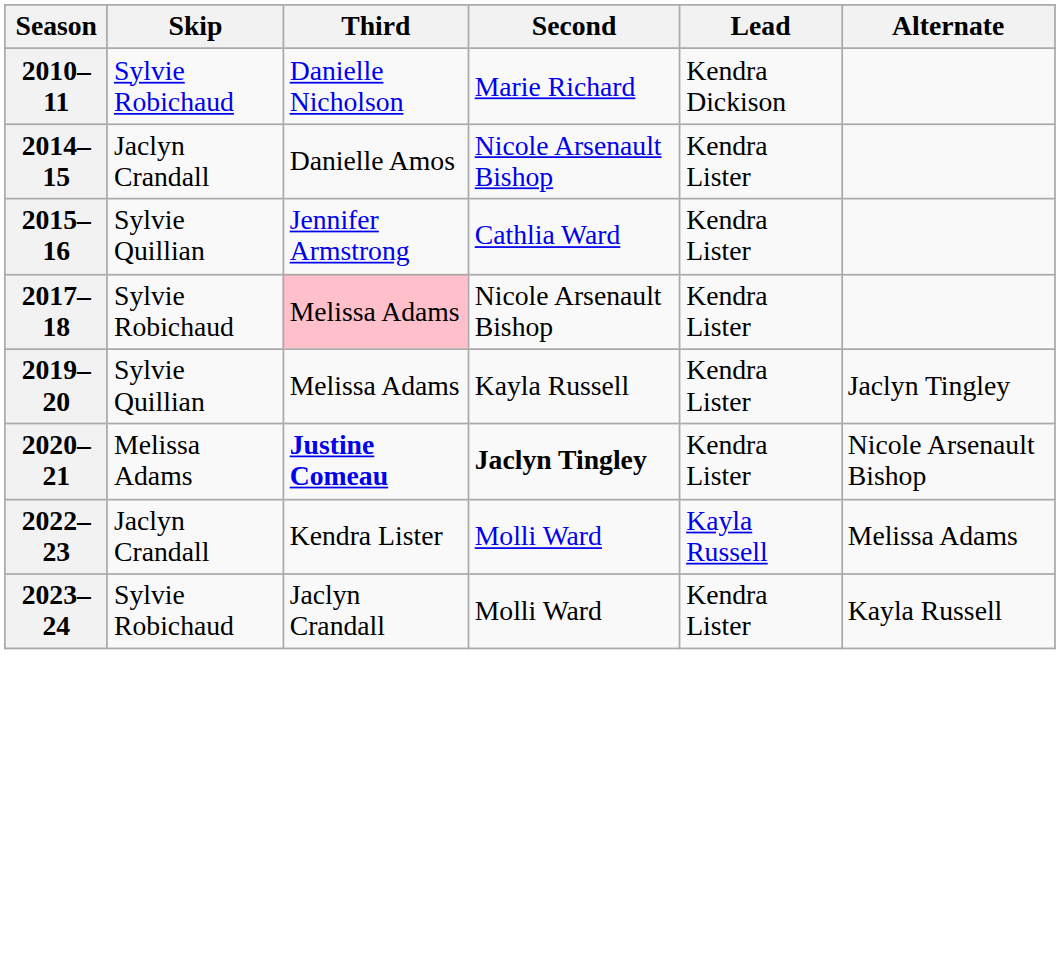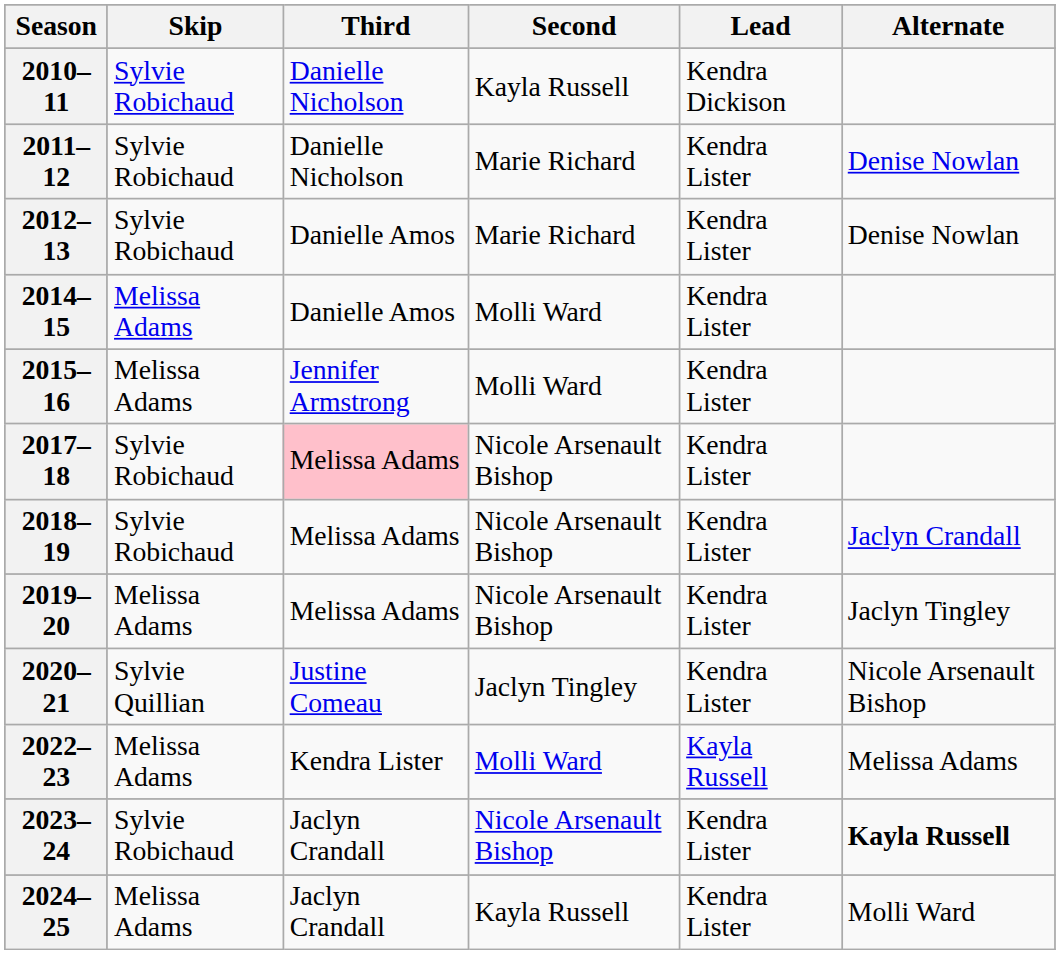(555, 85) Marie Richard -> (552, 85) Kayla Russell
+ row: (56, 160)
+ row: (56, 235)
(162, 160) Jaclyn Crandall -> (157, 311) Melissa Adams
(568, 160) Nicole Arsenault Bishop -> (538, 311) Molli Ward
(159, 235) Sylvie Quillian -> (157, 386) Melissa Adams
(548, 235) Cathlia Ward -> (538, 386) Molli Ward
+ row: (56, 536)
(159, 386) Sylvie Quillian -> (157, 611) Melissa Adams
(552, 386) Kayla Russell -> (568, 611) Nicole Arsenault Bishop
(157, 461) Melissa Adams -> (159, 686) Sylvie Quillian
(339, 461) bold -> (336, 686) normal
(561, 461) bold -> (556, 686) normal
(162, 536) Jaclyn Crandall -> (157, 761) Melissa Adams
(538, 611) Molli Ward -> (568, 836) Nicole Arsenault Bishop
(925, 611) normal -> (929, 836) bold
+ row: (56, 911)
